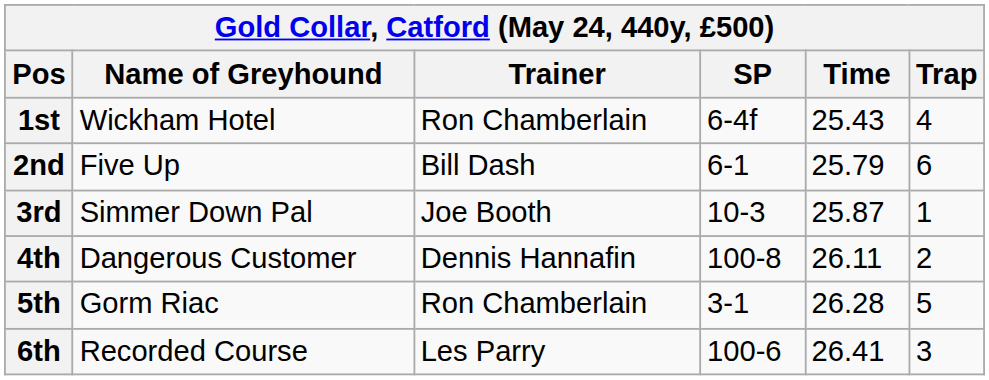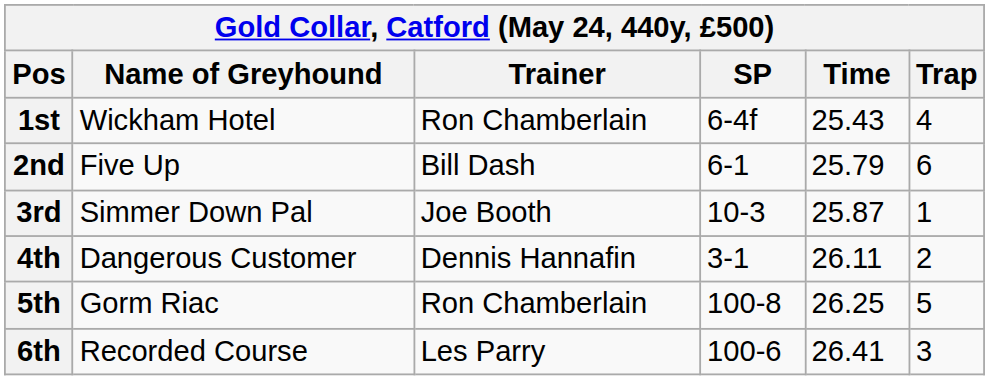(744, 258) 100-8 -> (728, 258) 3-1
(728, 304) 3-1 -> (744, 304) 100-8
(848, 304) 26.28 -> (848, 304) 26.25
